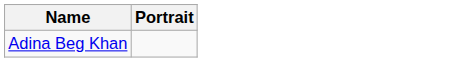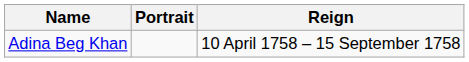+ column: (331, 17)
